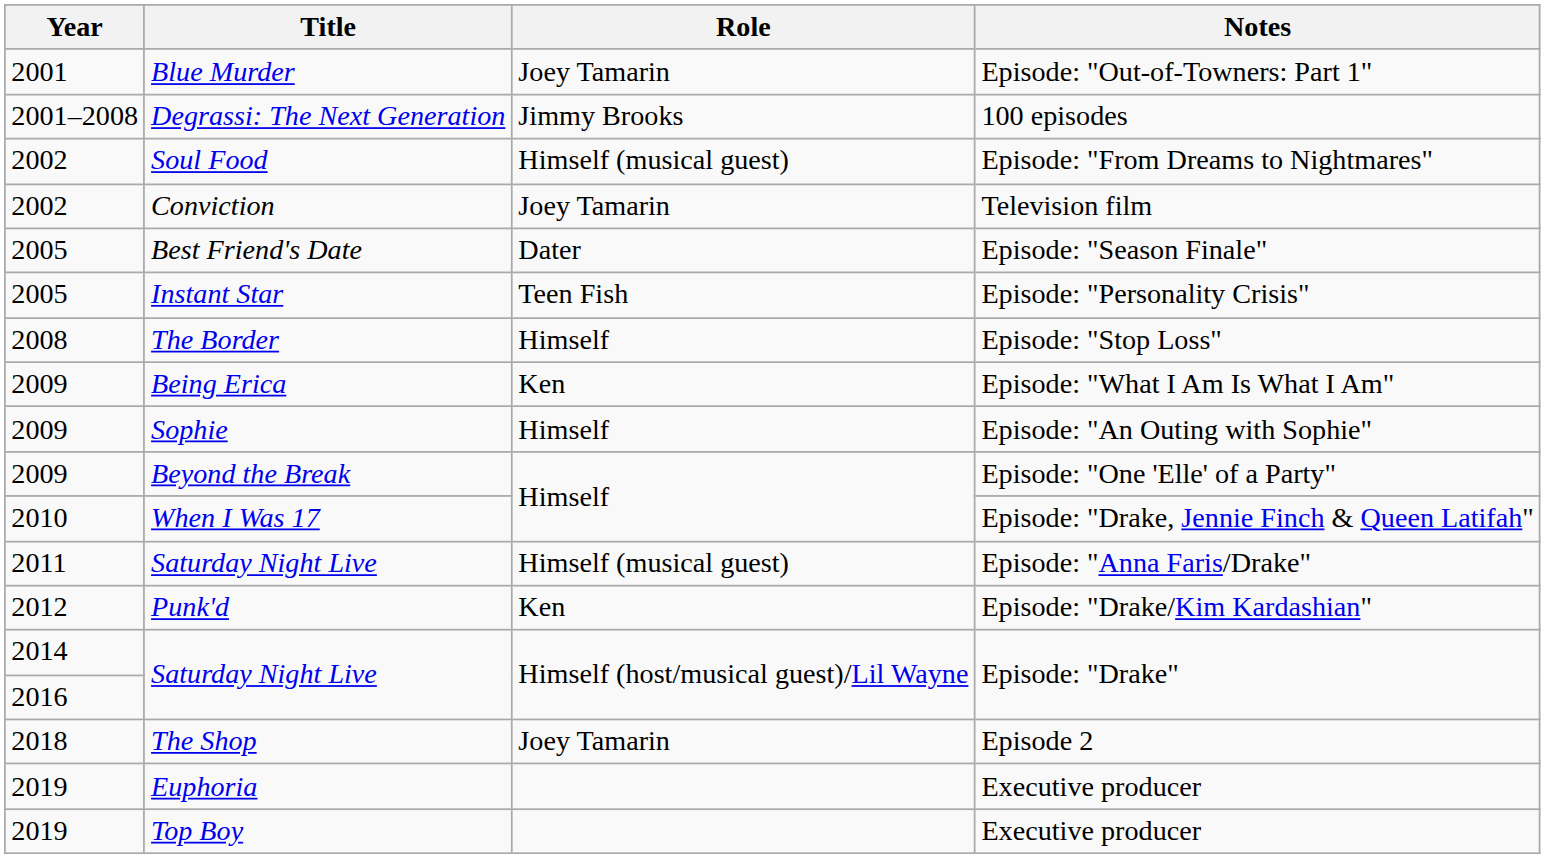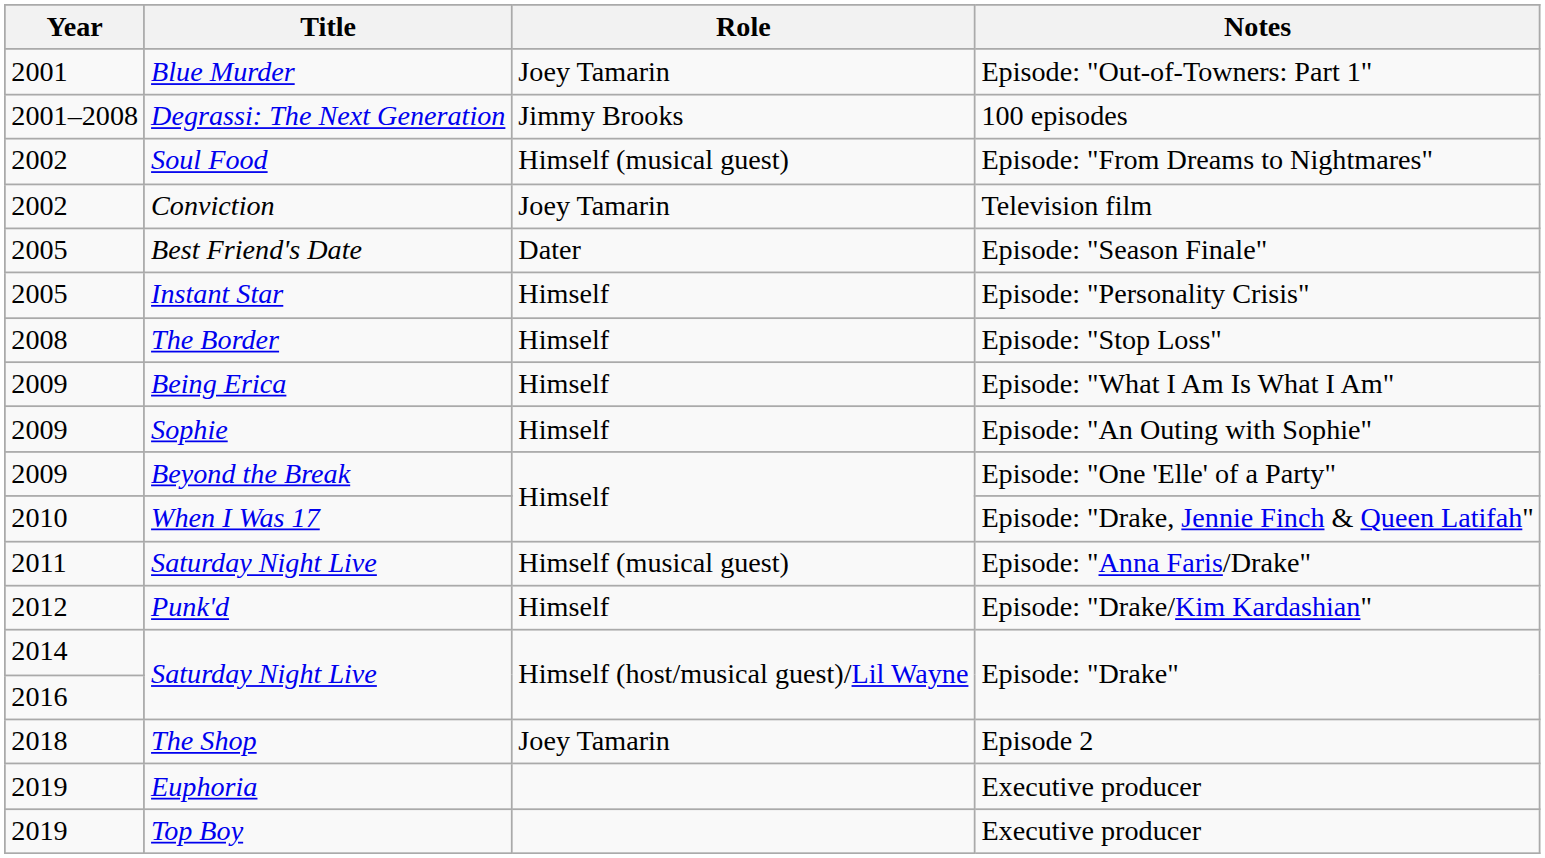(573, 294) Teen Fish -> (564, 294) Himself
(542, 384) Ken -> (564, 384) Himself
(542, 607) Ken -> (564, 607) Himself
